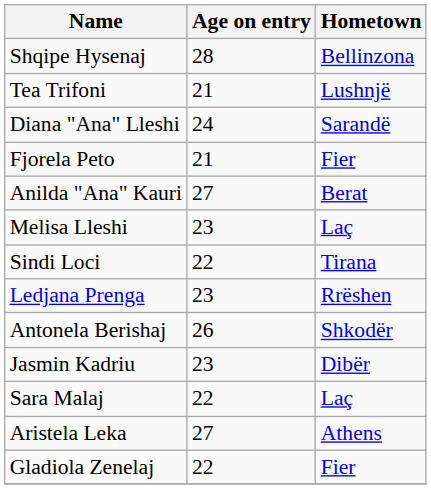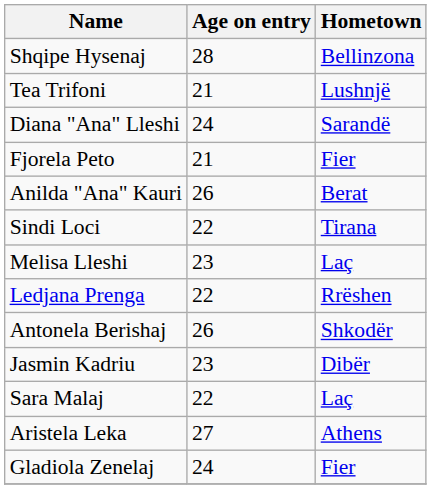(203, 192) 27 -> (203, 192) 26
rows swapped: (55, 261) <-> (69, 227)
(203, 295) 23 -> (203, 295) 22
(203, 466) 22 -> (203, 466) 24
